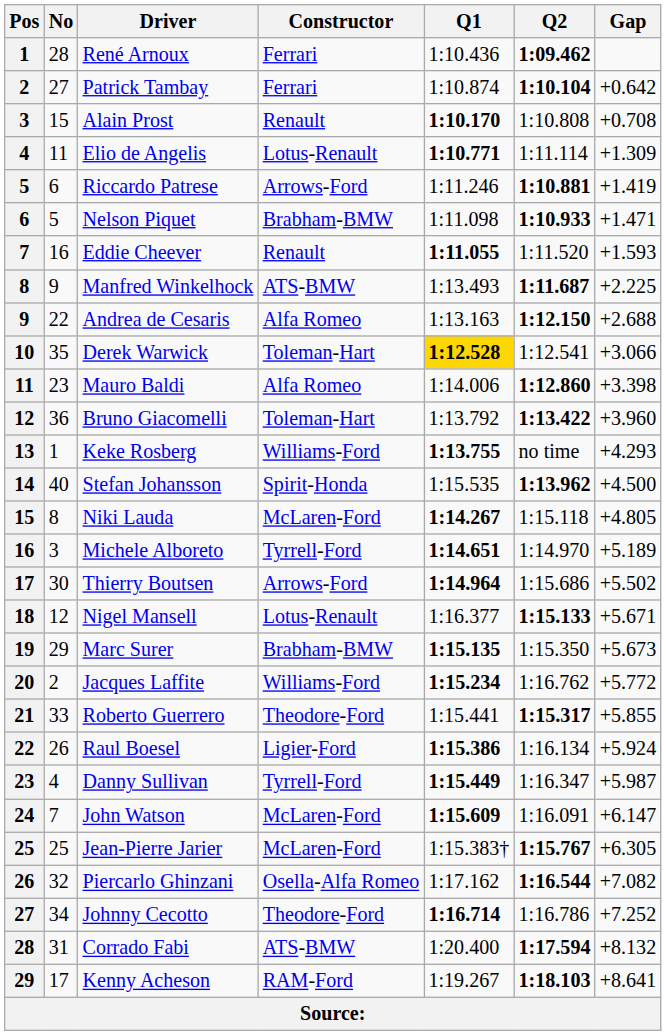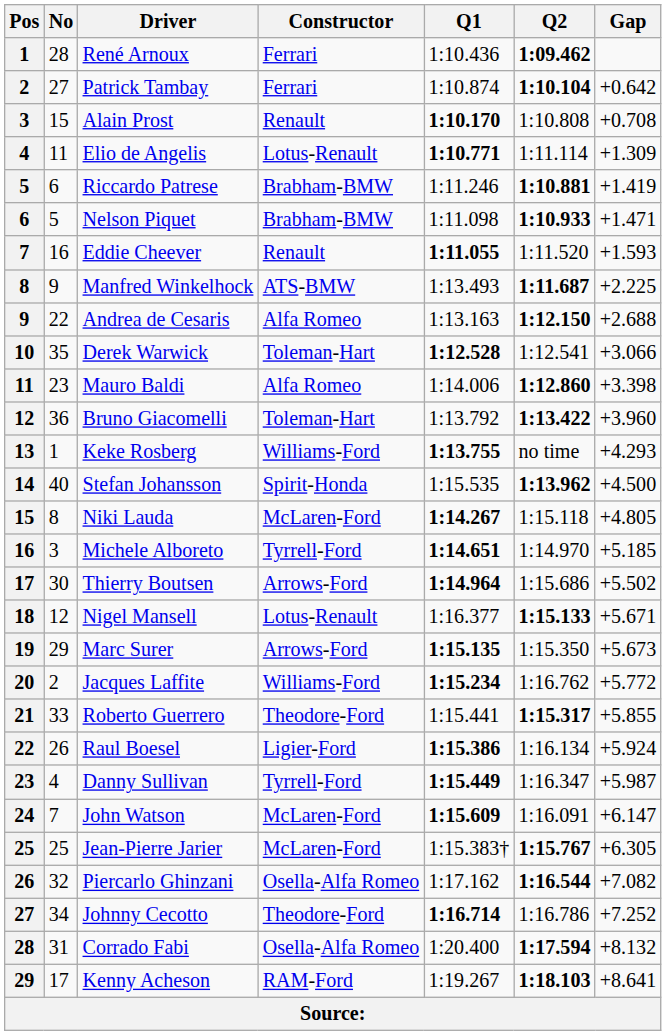(315, 186) Arrows-Ford -> (328, 186) Brabham-BMW
(464, 352) gold background -> (464, 352) no background
(628, 550) +5.189 -> (628, 550) +5.185
(328, 649) Brabham-BMW -> (315, 649) Arrows-Ford
(309, 947) ATS-BMW -> (341, 947) Osella-Alfa Romeo
